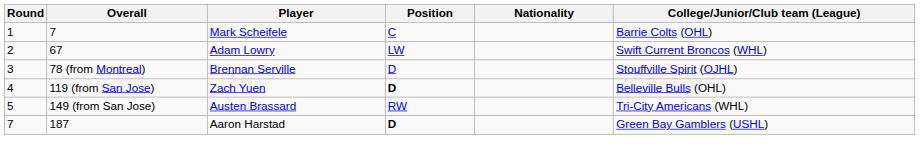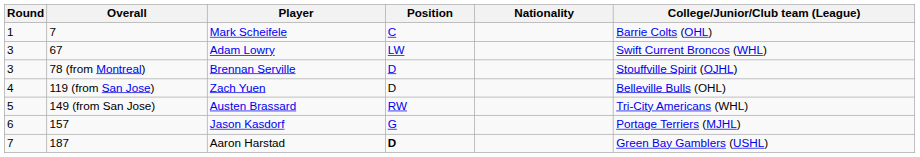(10, 50) 2 -> (10, 50) 3
(392, 87) bold -> (392, 87) normal
+ row: (247, 124)
